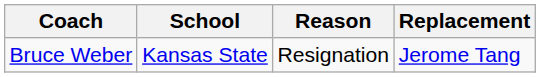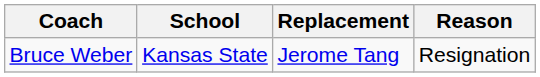columns swapped: (333, 21) <-> (464, 21)
